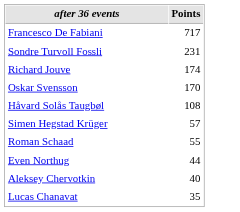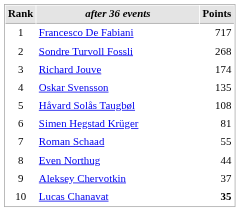+ column: (21, 14)
(192, 51) 231 -> (223, 51) 268
(192, 87) 170 -> (223, 87) 135
(195, 124) 57 -> (226, 124) 81
(195, 178) 40 -> (226, 178) 37
(195, 196) normal -> (226, 196) bold
